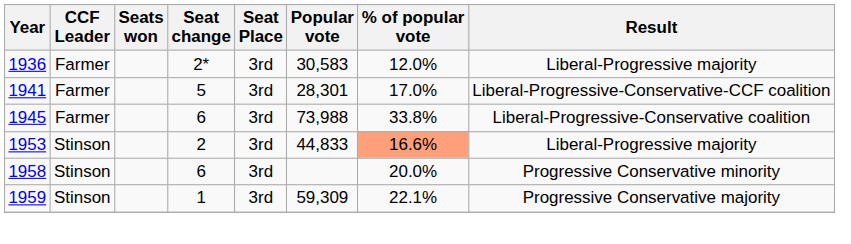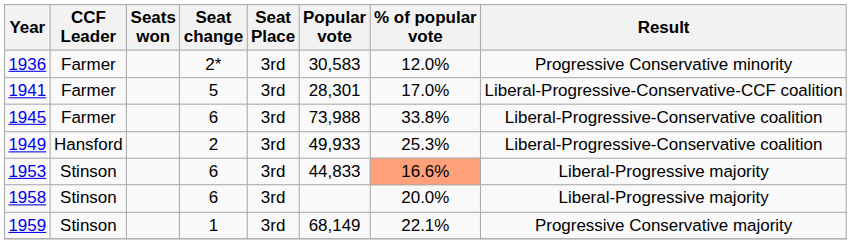(651, 63) Liberal-Progressive majority -> (664, 63) Progressive Conservative minority
+ row: (27, 144)
(201, 144) 2 -> (213, 171) 6
(651, 171) Progressive Conservative minority -> (664, 198) Liberal-Progressive majority
(322, 198) 59,309 -> (335, 225) 68,149
